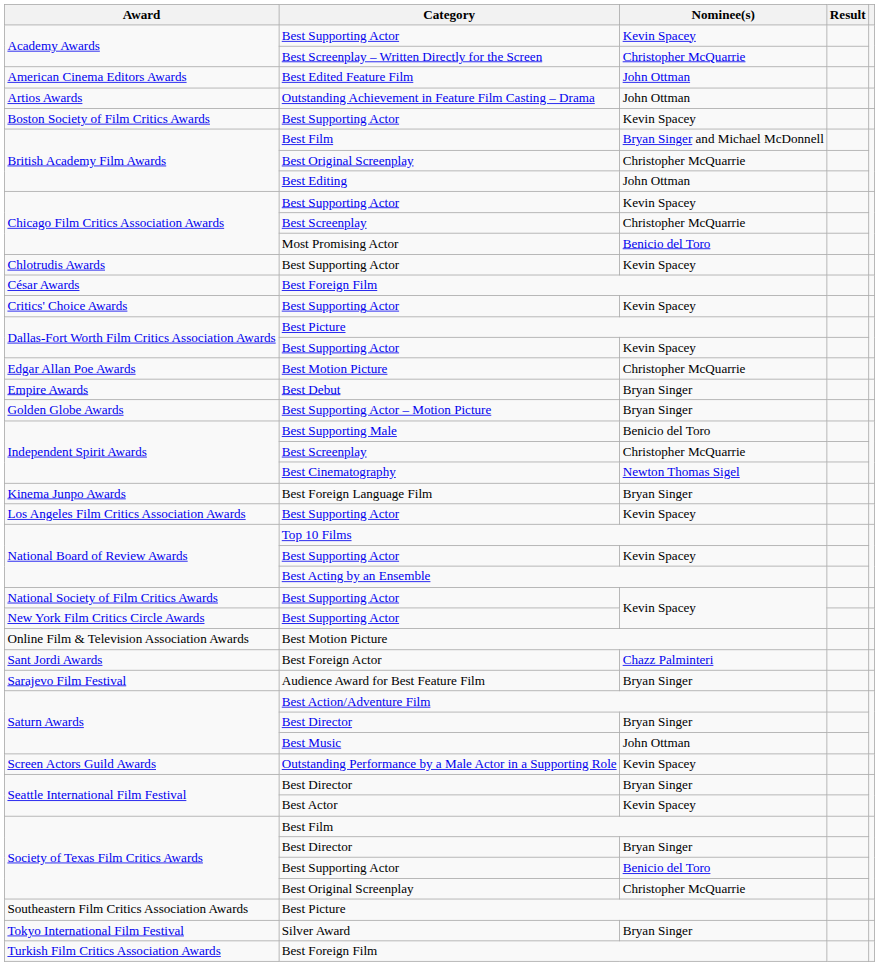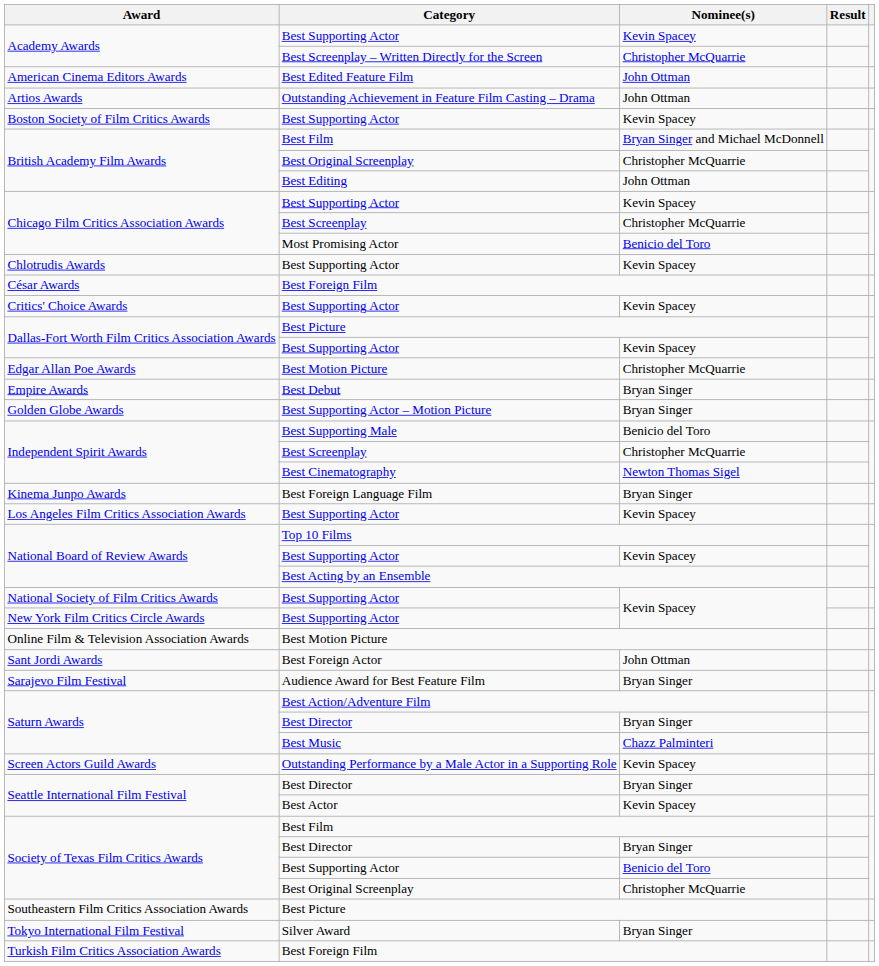(668, 659) Chazz Palminteri -> (656, 659) John Ottman
(656, 743) John Ottman -> (668, 743) Chazz Palminteri
